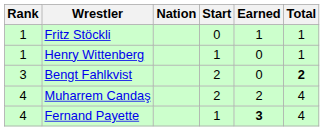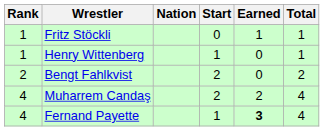(23, 75) 3 -> (23, 75) 2
(301, 75) bold -> (301, 75) normal
